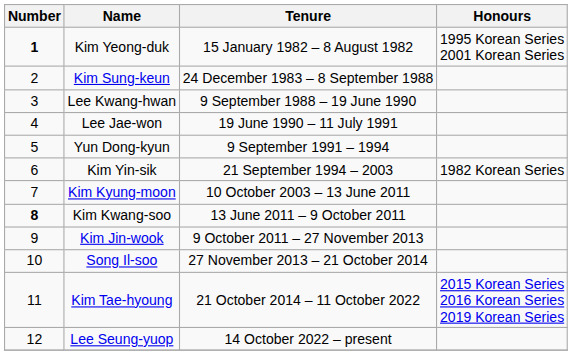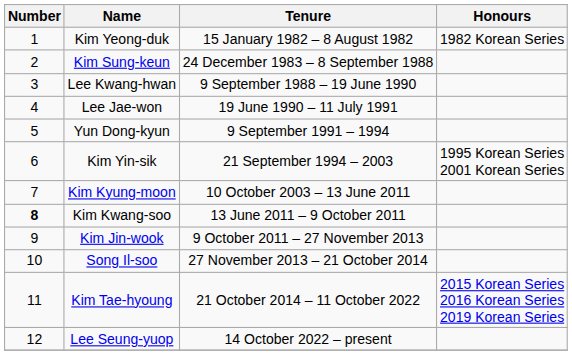(34, 47) bold -> (34, 39) normal
(502, 47) 1995 Korean Series 2001 Korean Series -> (502, 39) 1982 Korean Series
(502, 169) 1982 Korean Series -> (502, 161) 1995 Korean Series 2001 Korean Series
